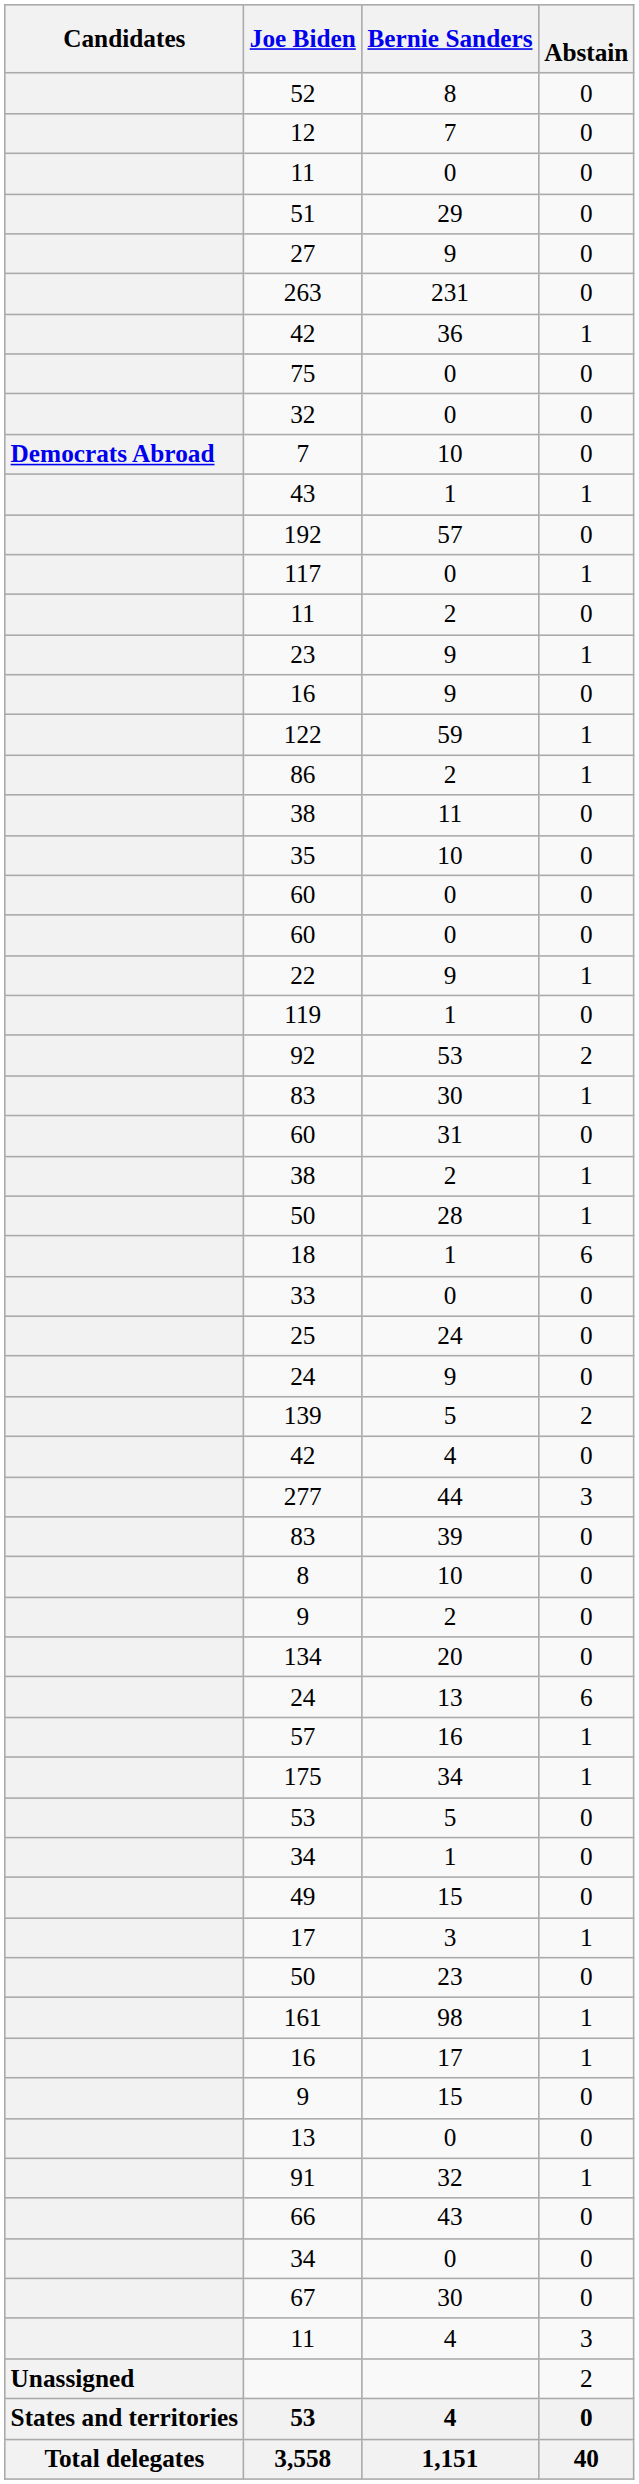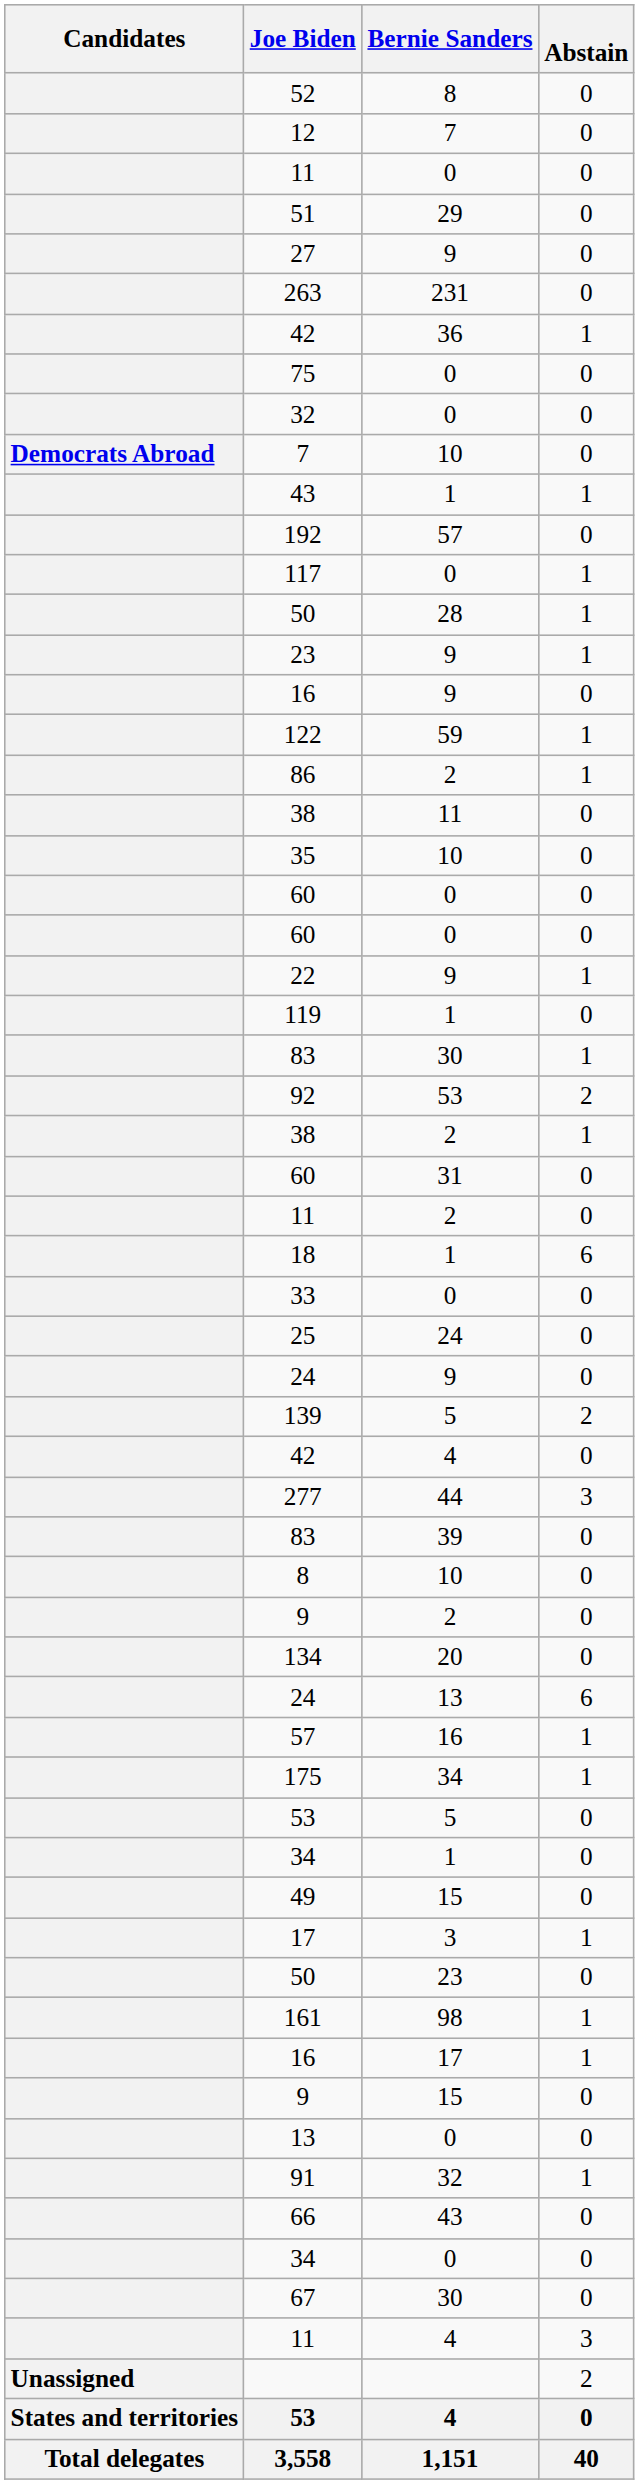rows swapped: (303, 614) <-> (303, 1215)
rows swapped: (303, 1095) <-> (303, 1055)
rows swapped: (303, 1135) <-> (303, 1175)
